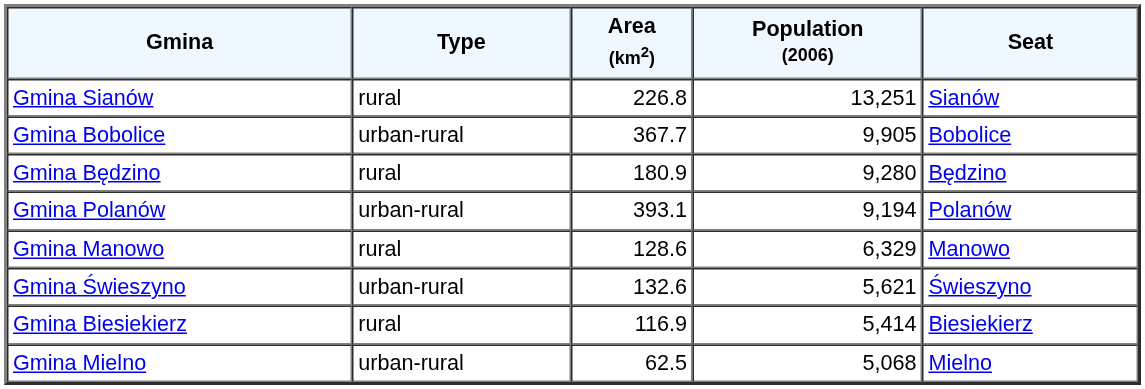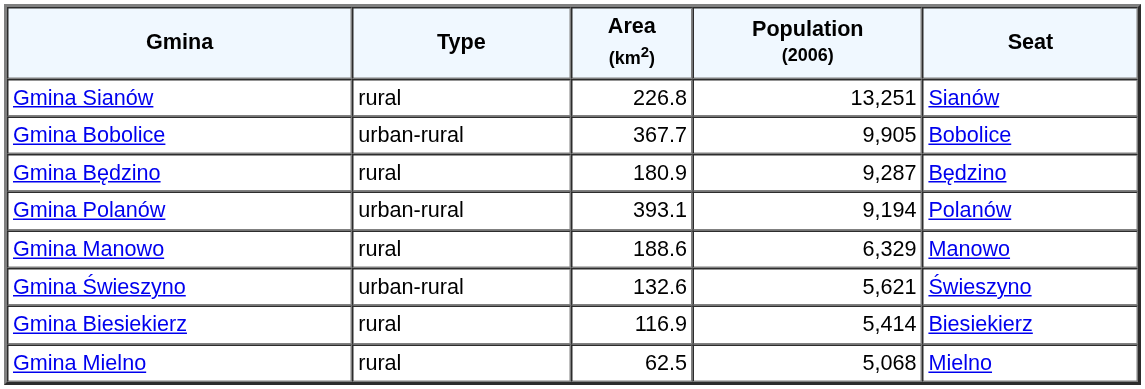(889, 172) 9,280 -> (889, 172) 9,287
(660, 248) 128.6 -> (660, 248) 188.6
(411, 362) urban-rural -> (380, 362) rural
